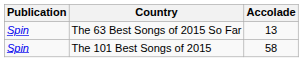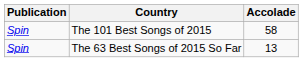rows swapped: (156, 30) <-> (141, 48)
